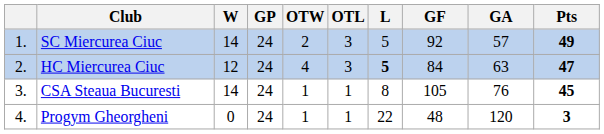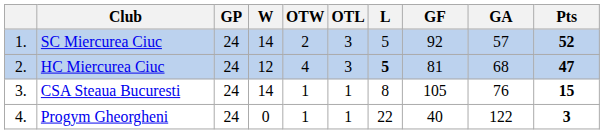columns swapped: (265, 16) <-> (231, 16)
(567, 41) 49 -> (567, 41) 52
(435, 66) 84 -> (435, 66) 81
(501, 66) 63 -> (501, 66) 68
(567, 91) 45 -> (567, 91) 15
(435, 116) 48 -> (435, 116) 40
(501, 116) 120 -> (501, 116) 122
